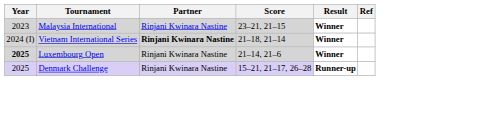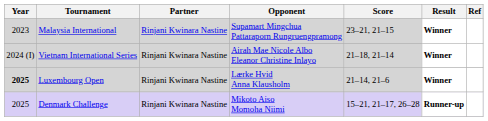+ column: (287, 12)
(188, 40) bold -> (184, 55) normal
